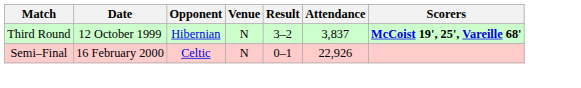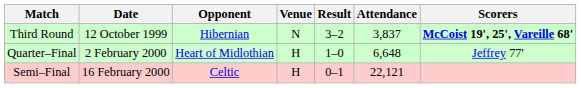+ row: (42, 53)
(244, 53) N -> (296, 72) H
(335, 53) 22,926 -> (387, 72) 22,121
